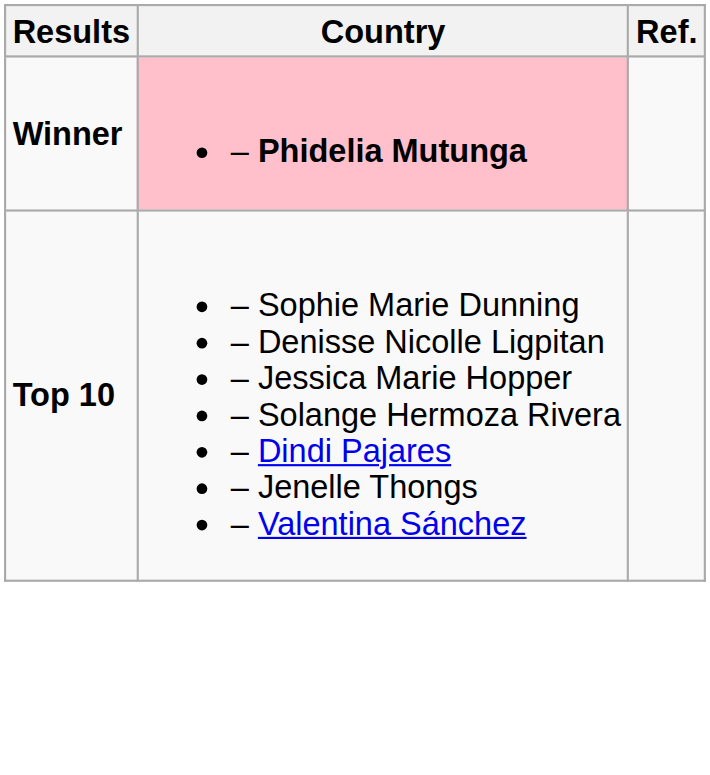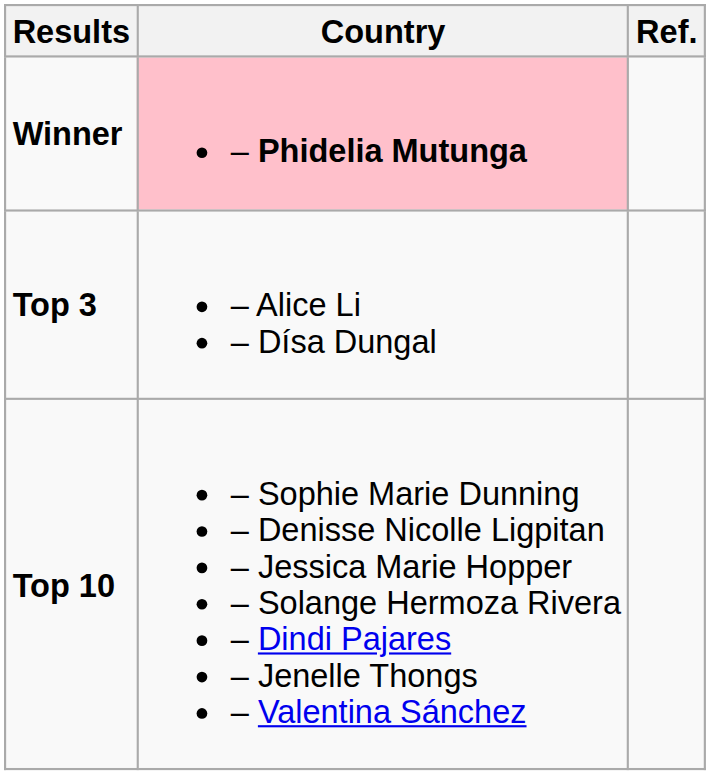+ row: (55, 304)
